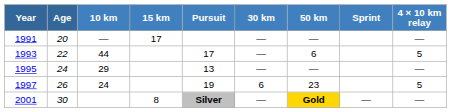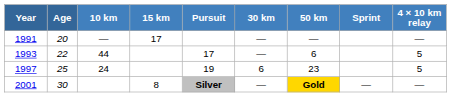- row: (26, 69)
(62, 85) 26 -> (62, 69) 25
